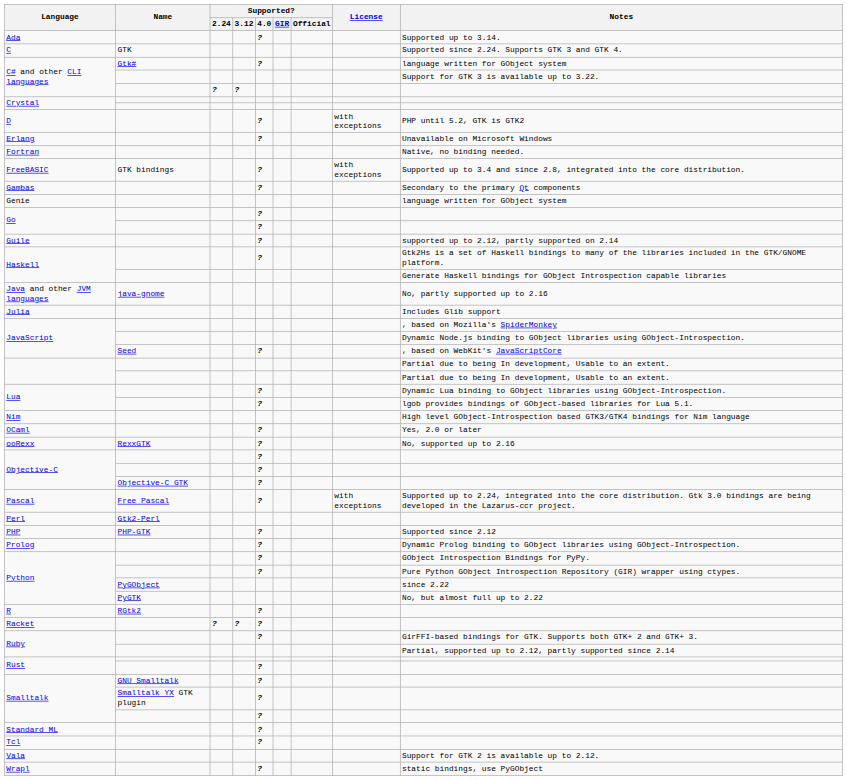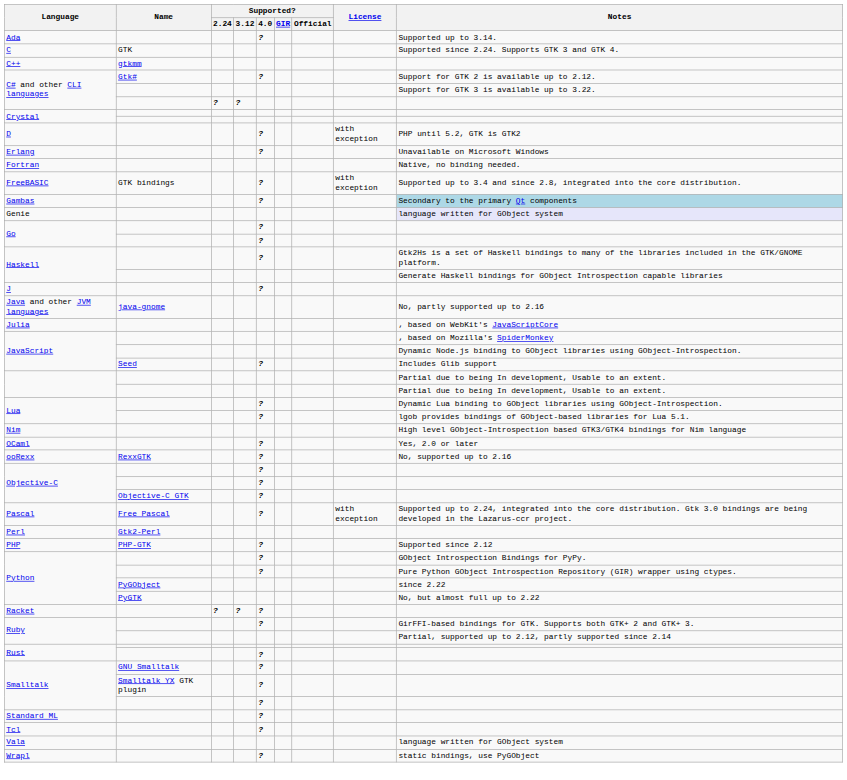+ row: (13, 63)
(484, 63) language written for GObject system -> (497, 76) Support for GTK 2 is available up to 2.12.
(358, 121) with exceptions -> (356, 134) with exception
(358, 170) with exceptions -> (356, 183) with exception
(491, 187) no background -> (488, 201) lightblue background
(484, 201) no background -> (481, 214) lavender background
- row: (18, 240)
+ row: (9, 289)
(451, 312) Includes Glib support -> (478, 325) , based on WebKit's JavaScriptCore
(482, 351) , based on WebKit's JavaScriptCore -> (448, 364) Includes Glib support
(358, 501) with exceptions -> (356, 514) with exception
- row: (20, 545)
- row: (9, 611)
(501, 756) Support for GTK 2 is available up to 2.12. -> (481, 742) language written for GObject system
